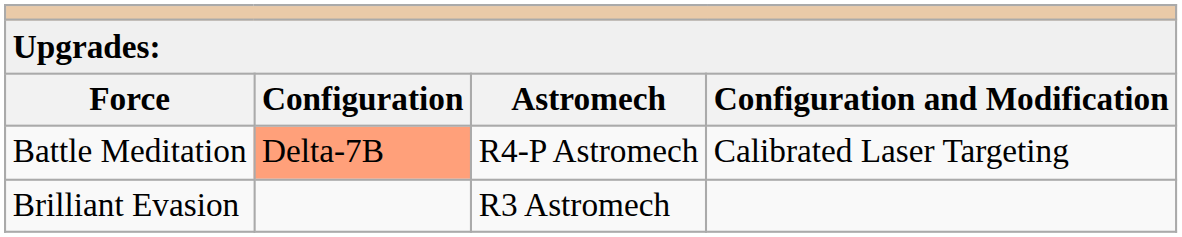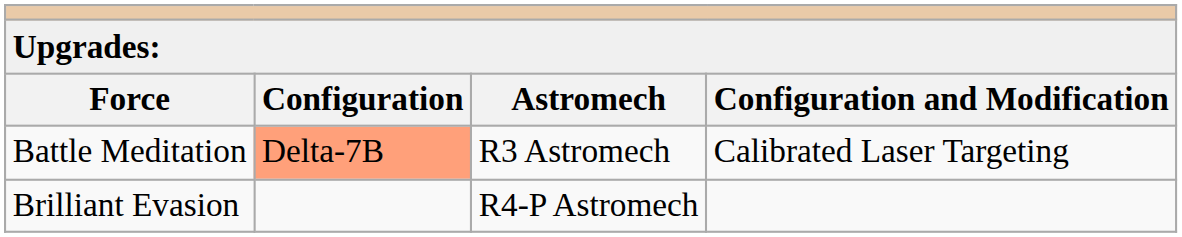(589, 151) R4-P Astromech -> (574, 151) R3 Astromech
(574, 204) R3 Astromech -> (589, 204) R4-P Astromech
